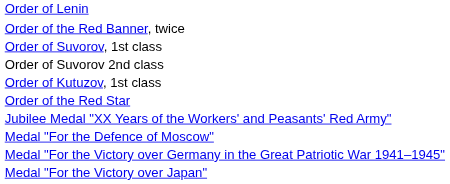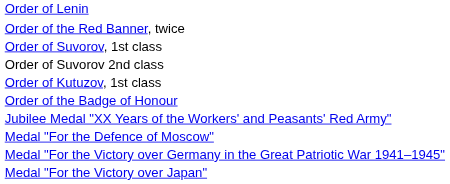- row: (67, 100)
+ row: (91, 100)
